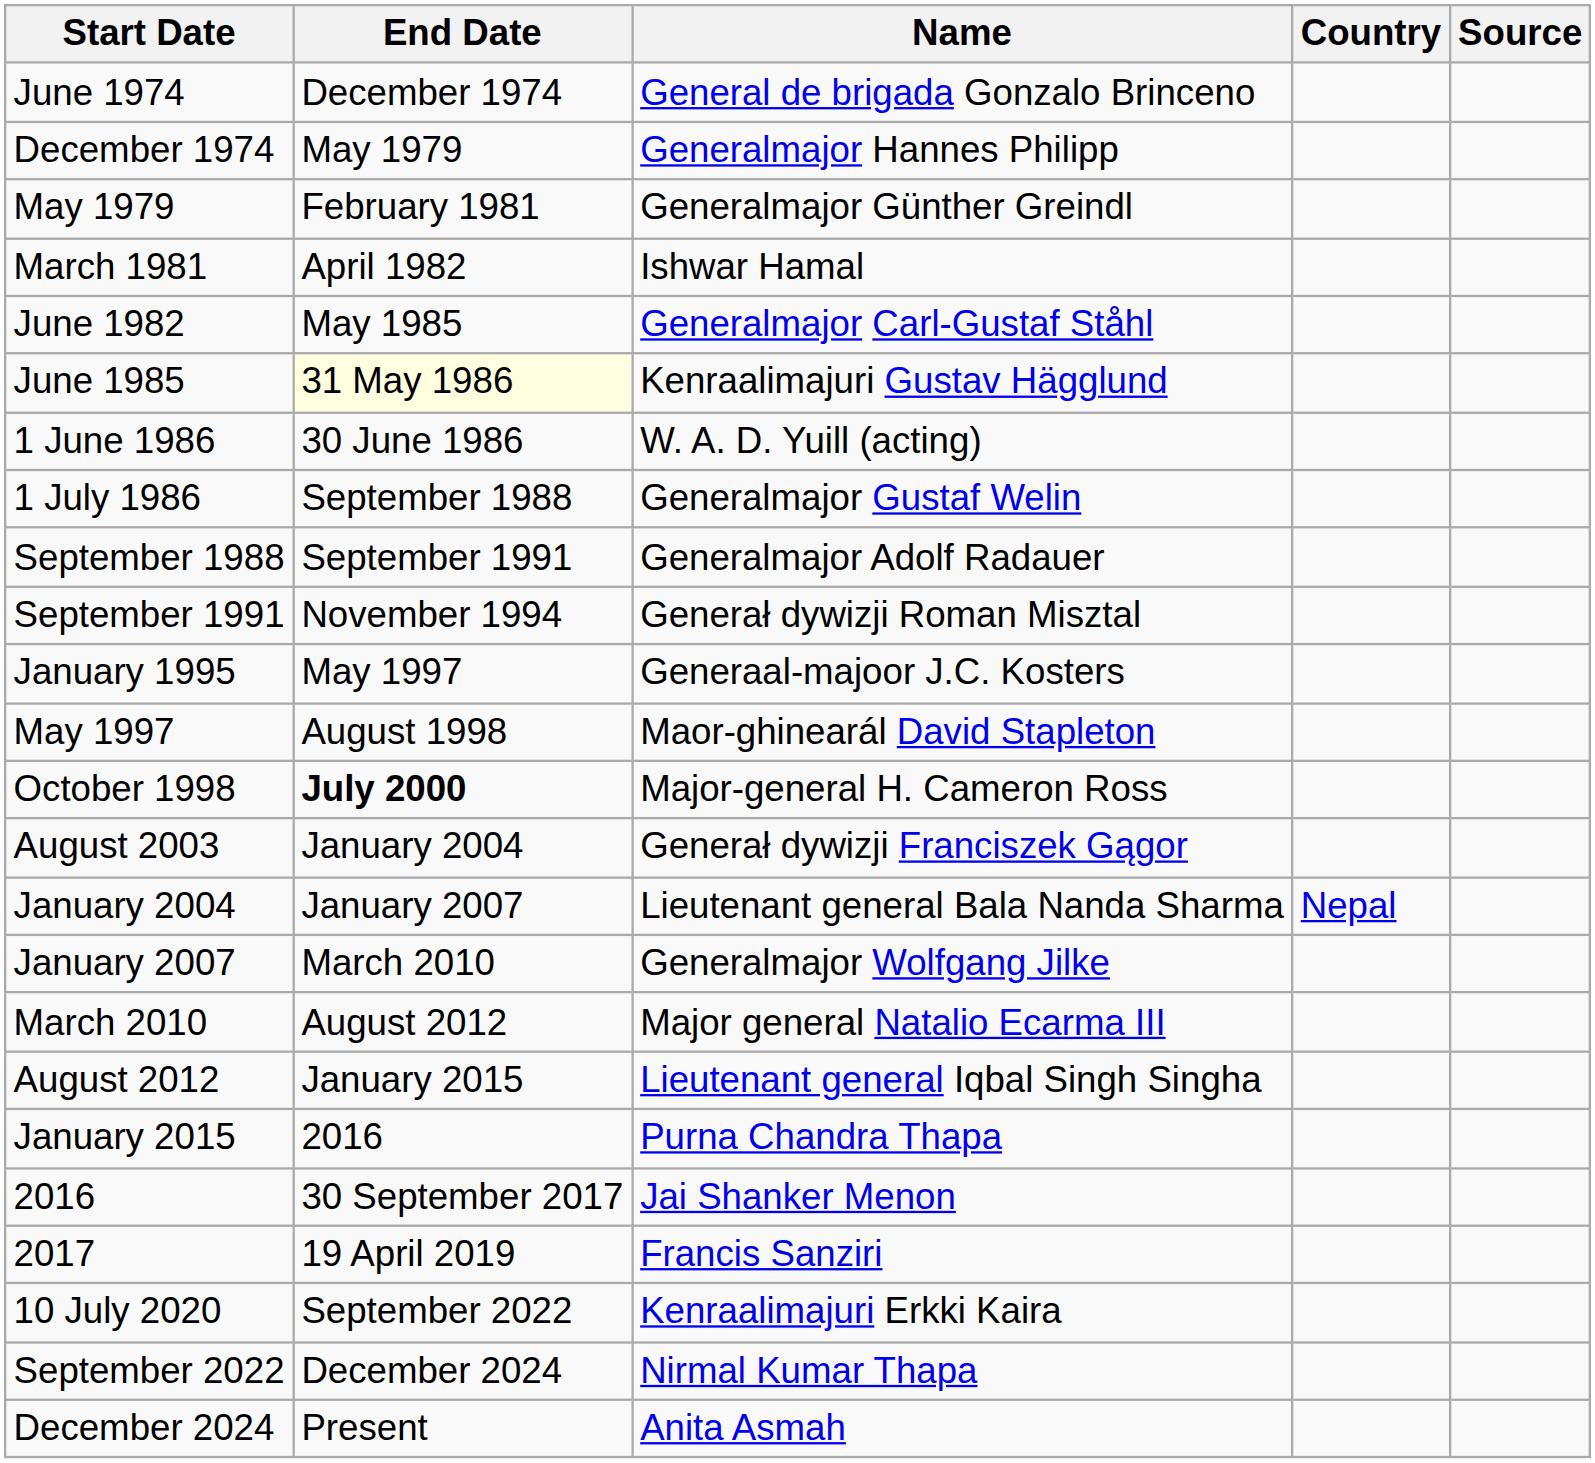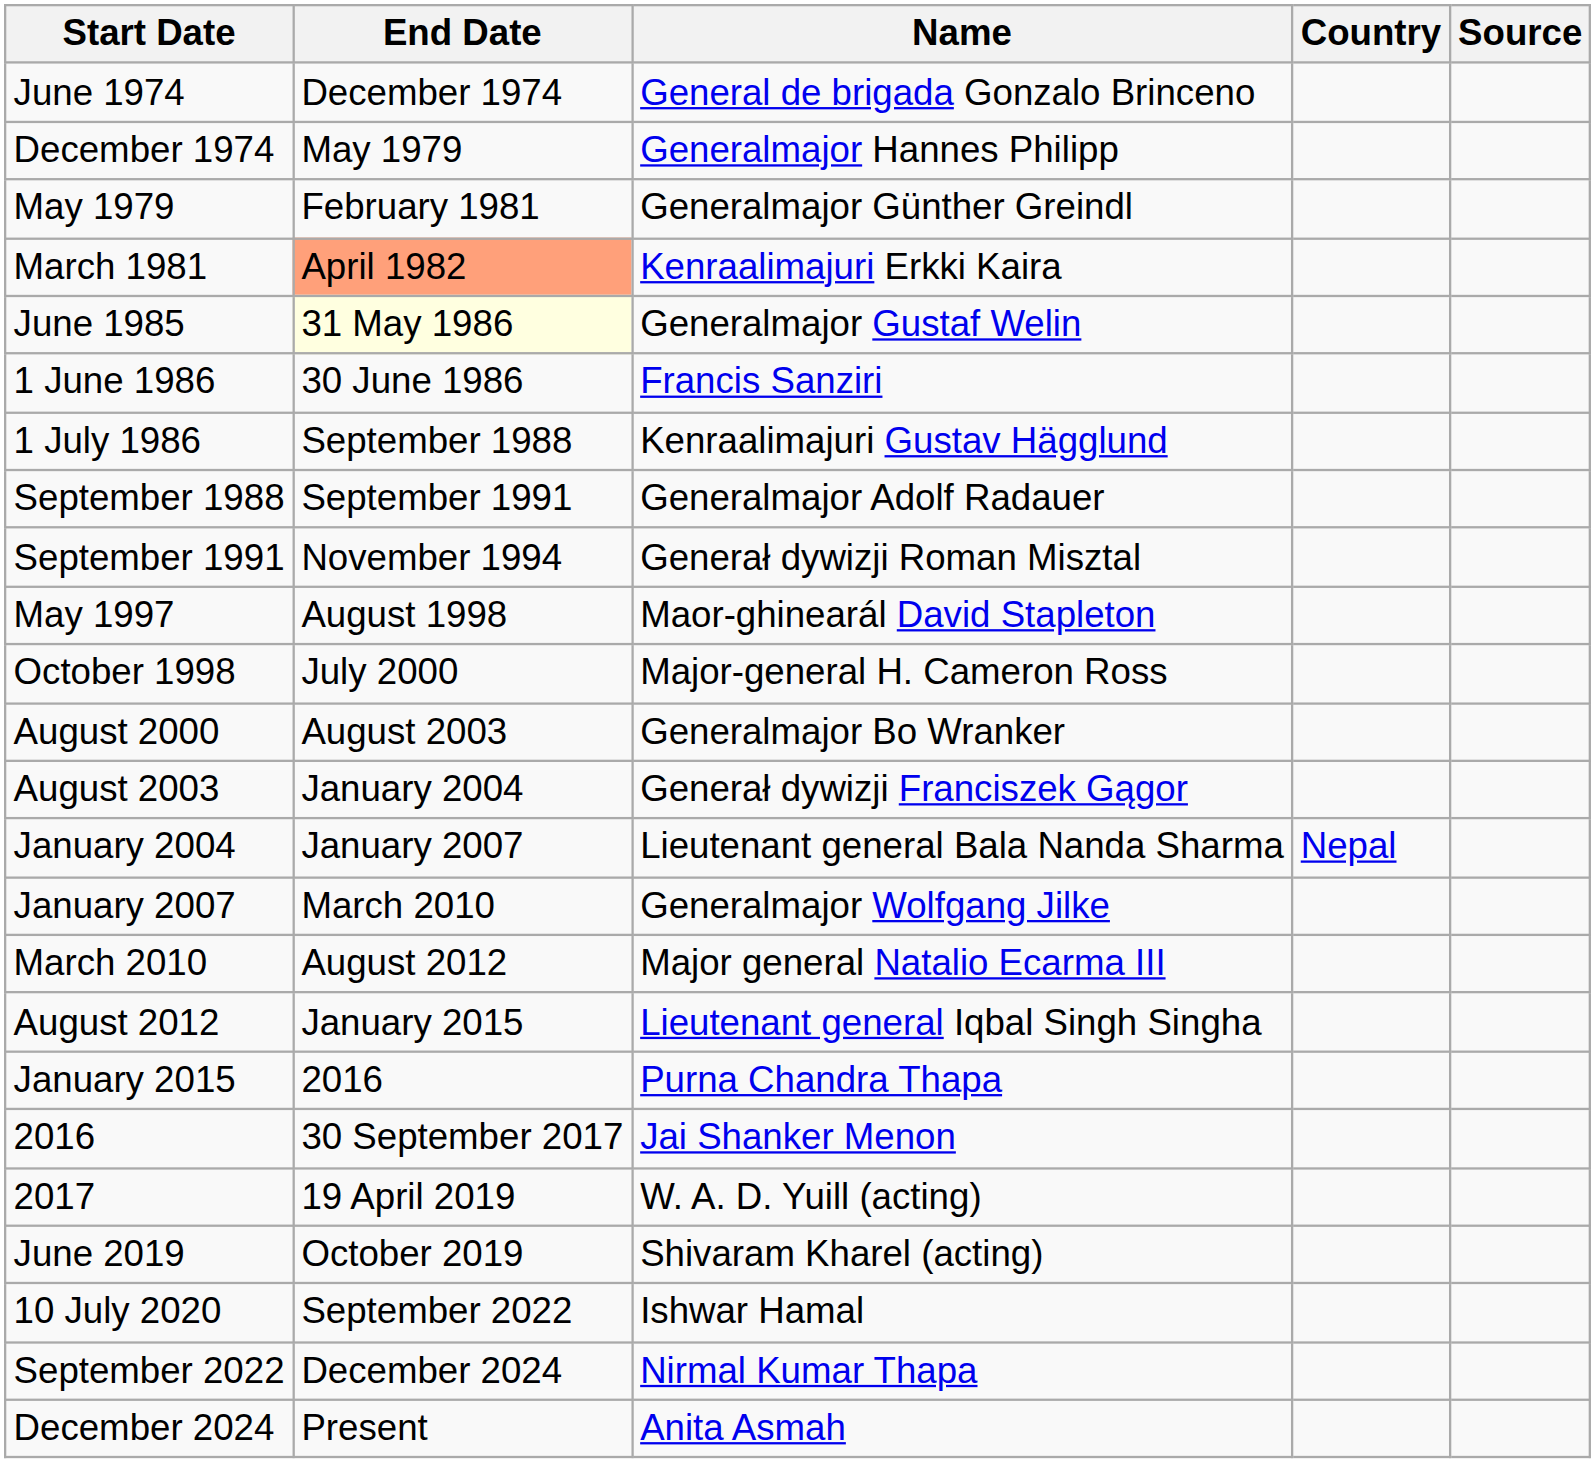(384, 265) no background -> (384, 265) lightsalmon background
(752, 265) Ishwar Hamal -> (851, 265) Kenraalimajuri Erkki Kaira
- row: (99, 324)
(904, 382) Kenraalimajuri Gustav Hägglund -> (861, 324) Generalmajor Gustaf Welin
(811, 440) W. A. D. Yuill (acting) -> (761, 382) Francis Sanziri
(861, 498) Generalmajor Gustaf Welin -> (904, 440) Kenraalimajuri Gustav Hägglund
- row: (125, 672)
(384, 788) bold -> (380, 672) normal
+ row: (116, 730)
(761, 1253) Francis Sanziri -> (811, 1195) W. A. D. Yuill (acting)
+ row: (99, 1253)
(851, 1311) Kenraalimajuri Erkki Kaira -> (752, 1311) Ishwar Hamal
